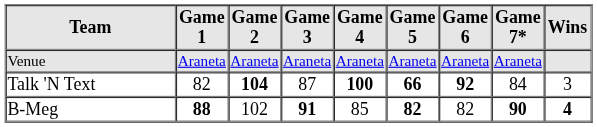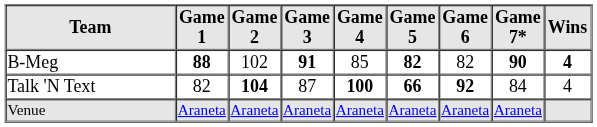rows swapped: (33, 109) <-> (26, 61)
(568, 84) 3 -> (568, 86) 4
